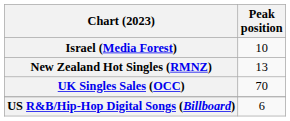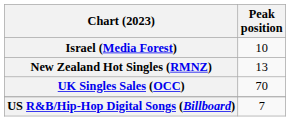(262, 106) 6 -> (262, 106) 7
